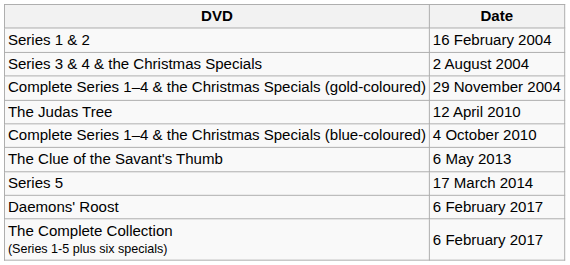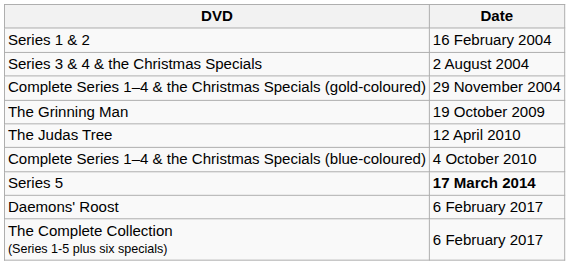+ row: (68, 111)
- row: (115, 159)
(483, 183) normal -> (484, 183) bold
